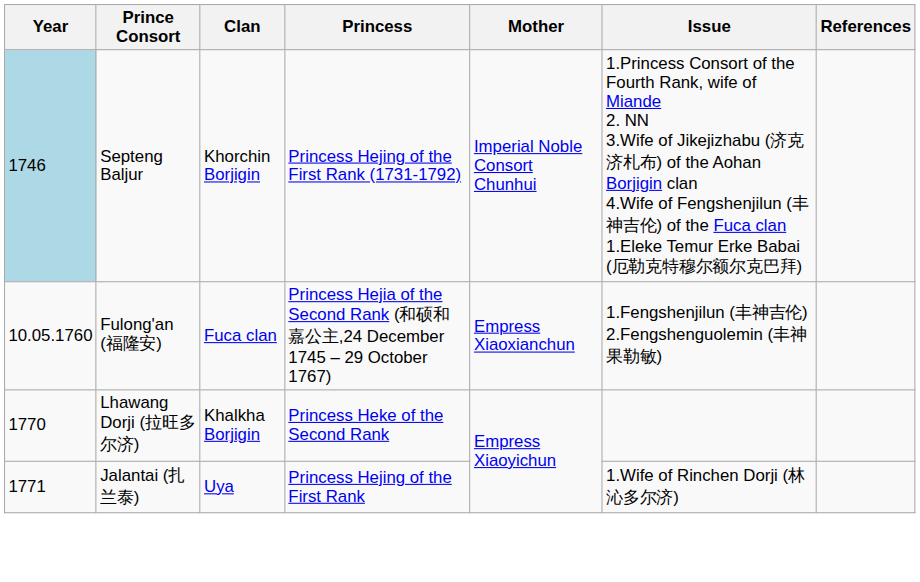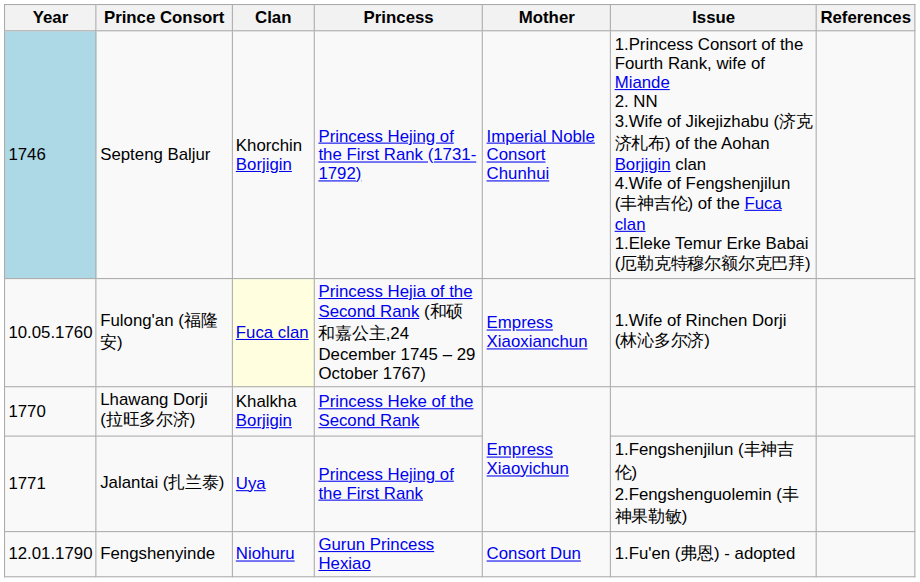(240, 335) no background -> (272, 332) lightyellow background
(707, 335) 1.Fengshenjilun (丰神吉伦) 2.Fengshenguolemin (丰神果勒敏) -> (701, 331) 1.Wife of Rinchen Dorji (林沁多尔济)
(705, 486) 1.Wife of Rinchen Dorji (林沁多尔济) -> (707, 482) 1.Fengshenjilun (丰神吉伦) 2.Fengshenguolemin (丰神果勒敏)
+ row: (158, 554)
